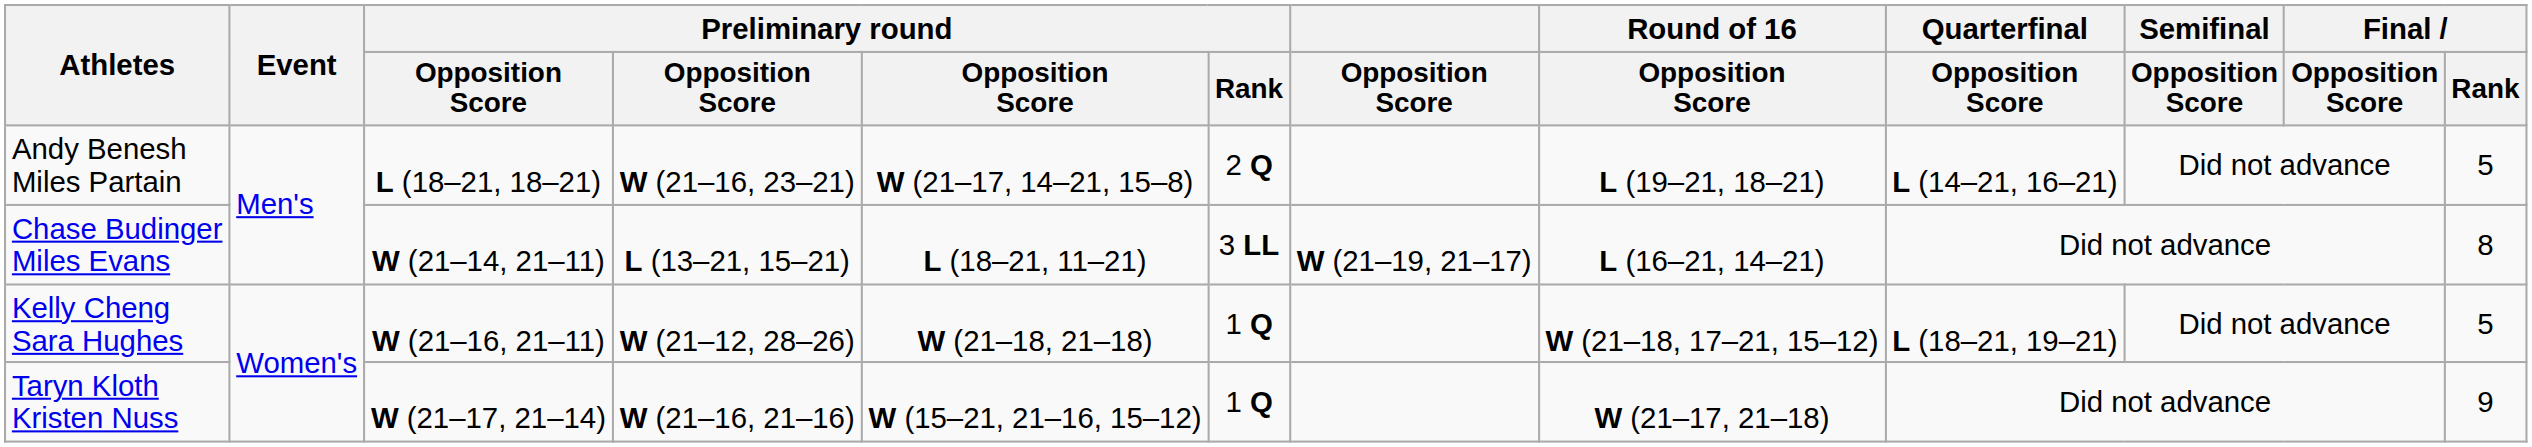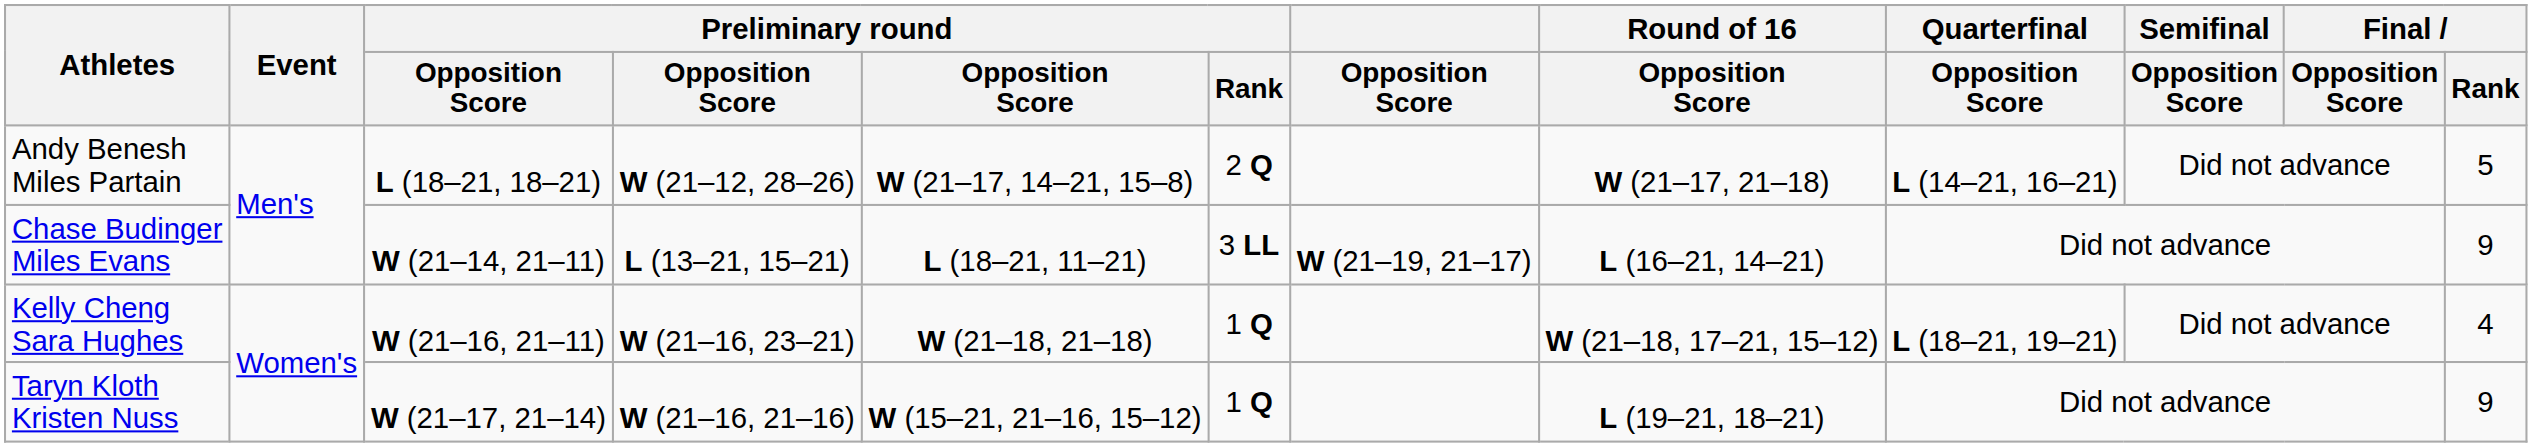(737, 182) W (21–16, 23–21) -> (737, 182) W (21–12, 28–26)
(1712, 182) L (19–21, 18–21) -> (1712, 182) W (21–17, 21–18)
(2485, 245) 8 -> (2485, 245) 9
(737, 340) W (21–12, 28–26) -> (737, 340) W (21–16, 23–21)
(2485, 324) 5 -> (2485, 324) 4
(1712, 419) W (21–17, 21–18) -> (1712, 419) L (19–21, 18–21)
